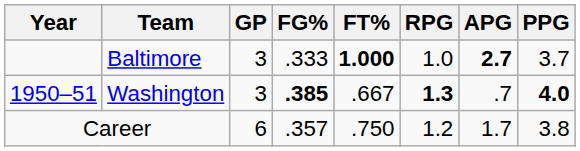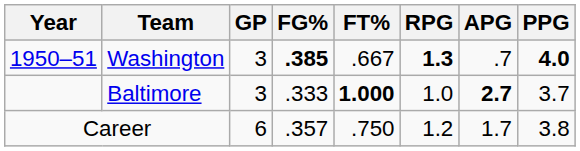rows swapped: (166, 93) <-> (154, 58)
